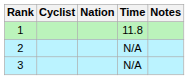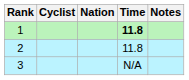(132, 30) normal -> (132, 30) bold
(132, 48) N/A -> (132, 48) 11.8
